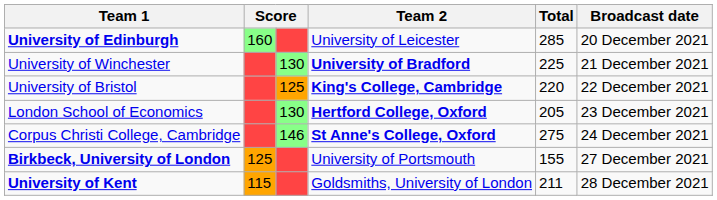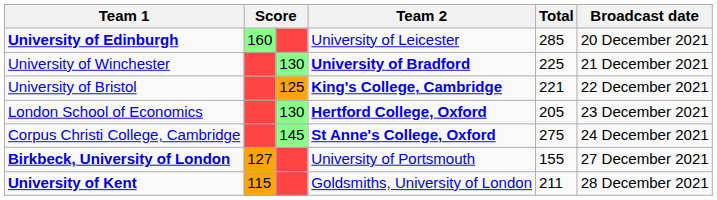(551, 87) 220 -> (551, 87) 221
(292, 135) 146 -> (292, 135) 145
(260, 159) 125 -> (260, 159) 127
